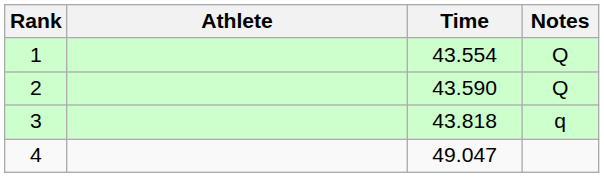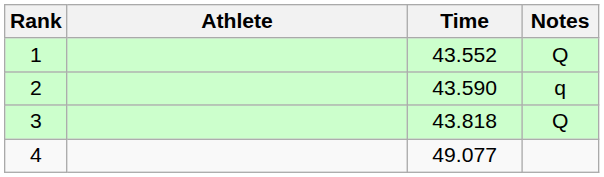(465, 54) 43.554 -> (465, 54) 43.552
(560, 88) Q -> (560, 88) q
(560, 121) q -> (560, 121) Q
(465, 155) 49.047 -> (465, 155) 49.077
